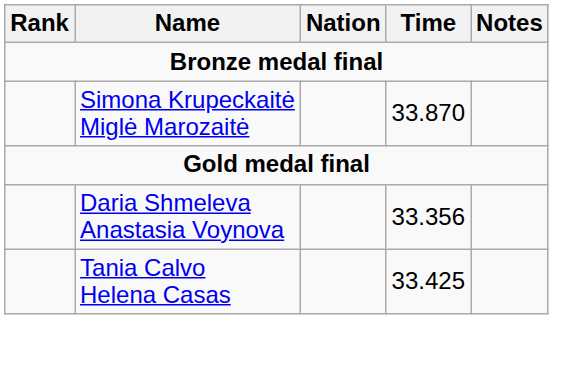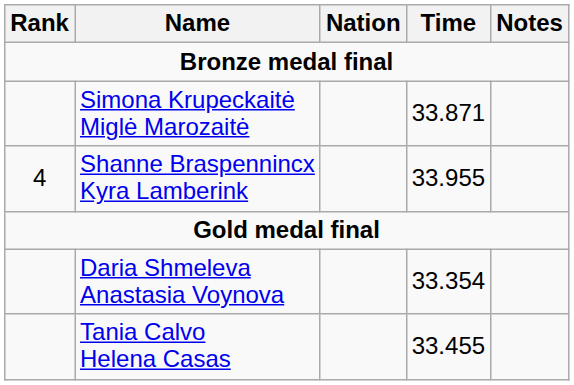(428, 113) 33.870 -> (448, 113) 33.871
+ row: (197, 178)
(428, 216) 33.356 -> (448, 281) 33.354
(428, 281) 33.425 -> (448, 346) 33.455
